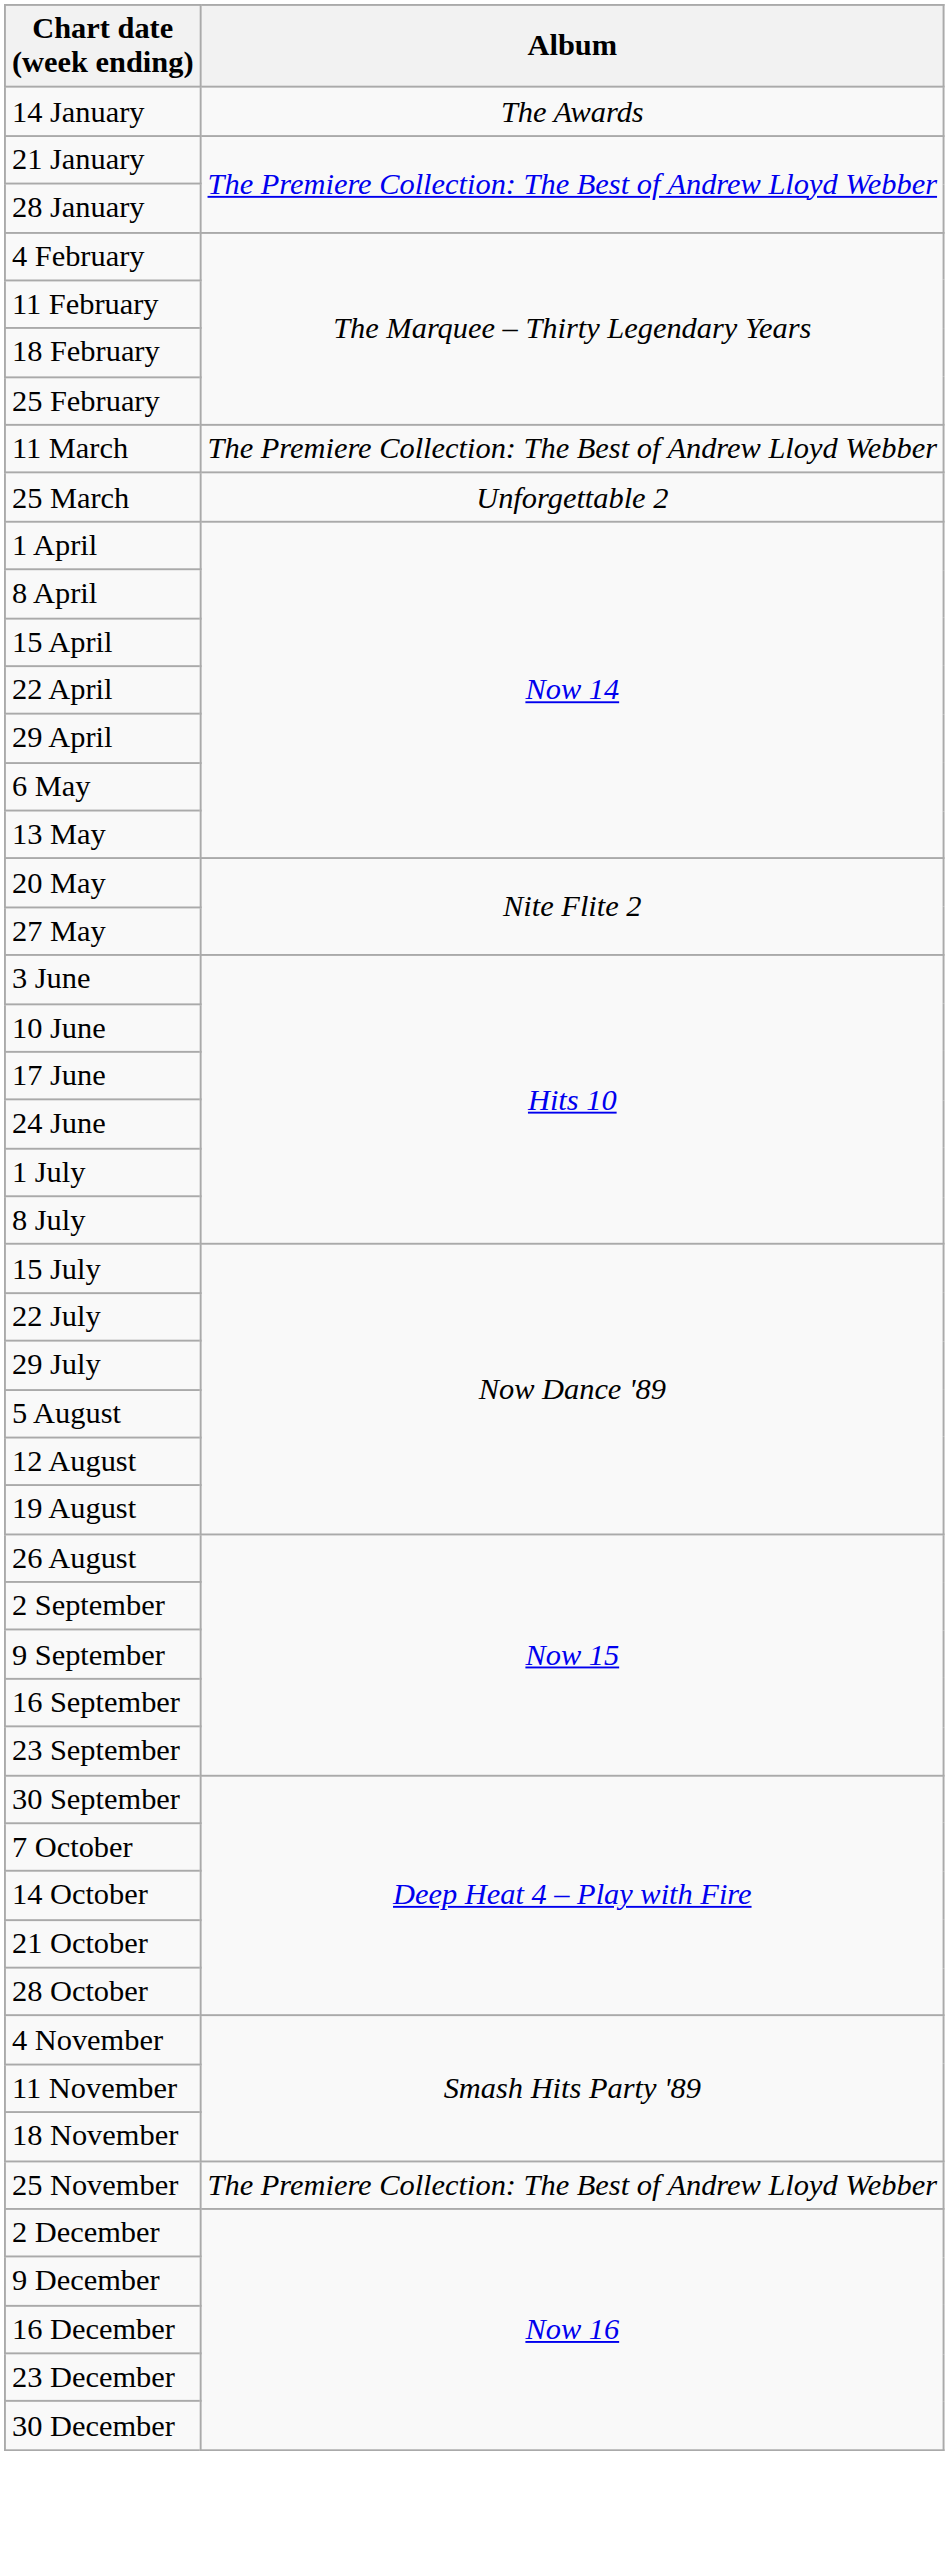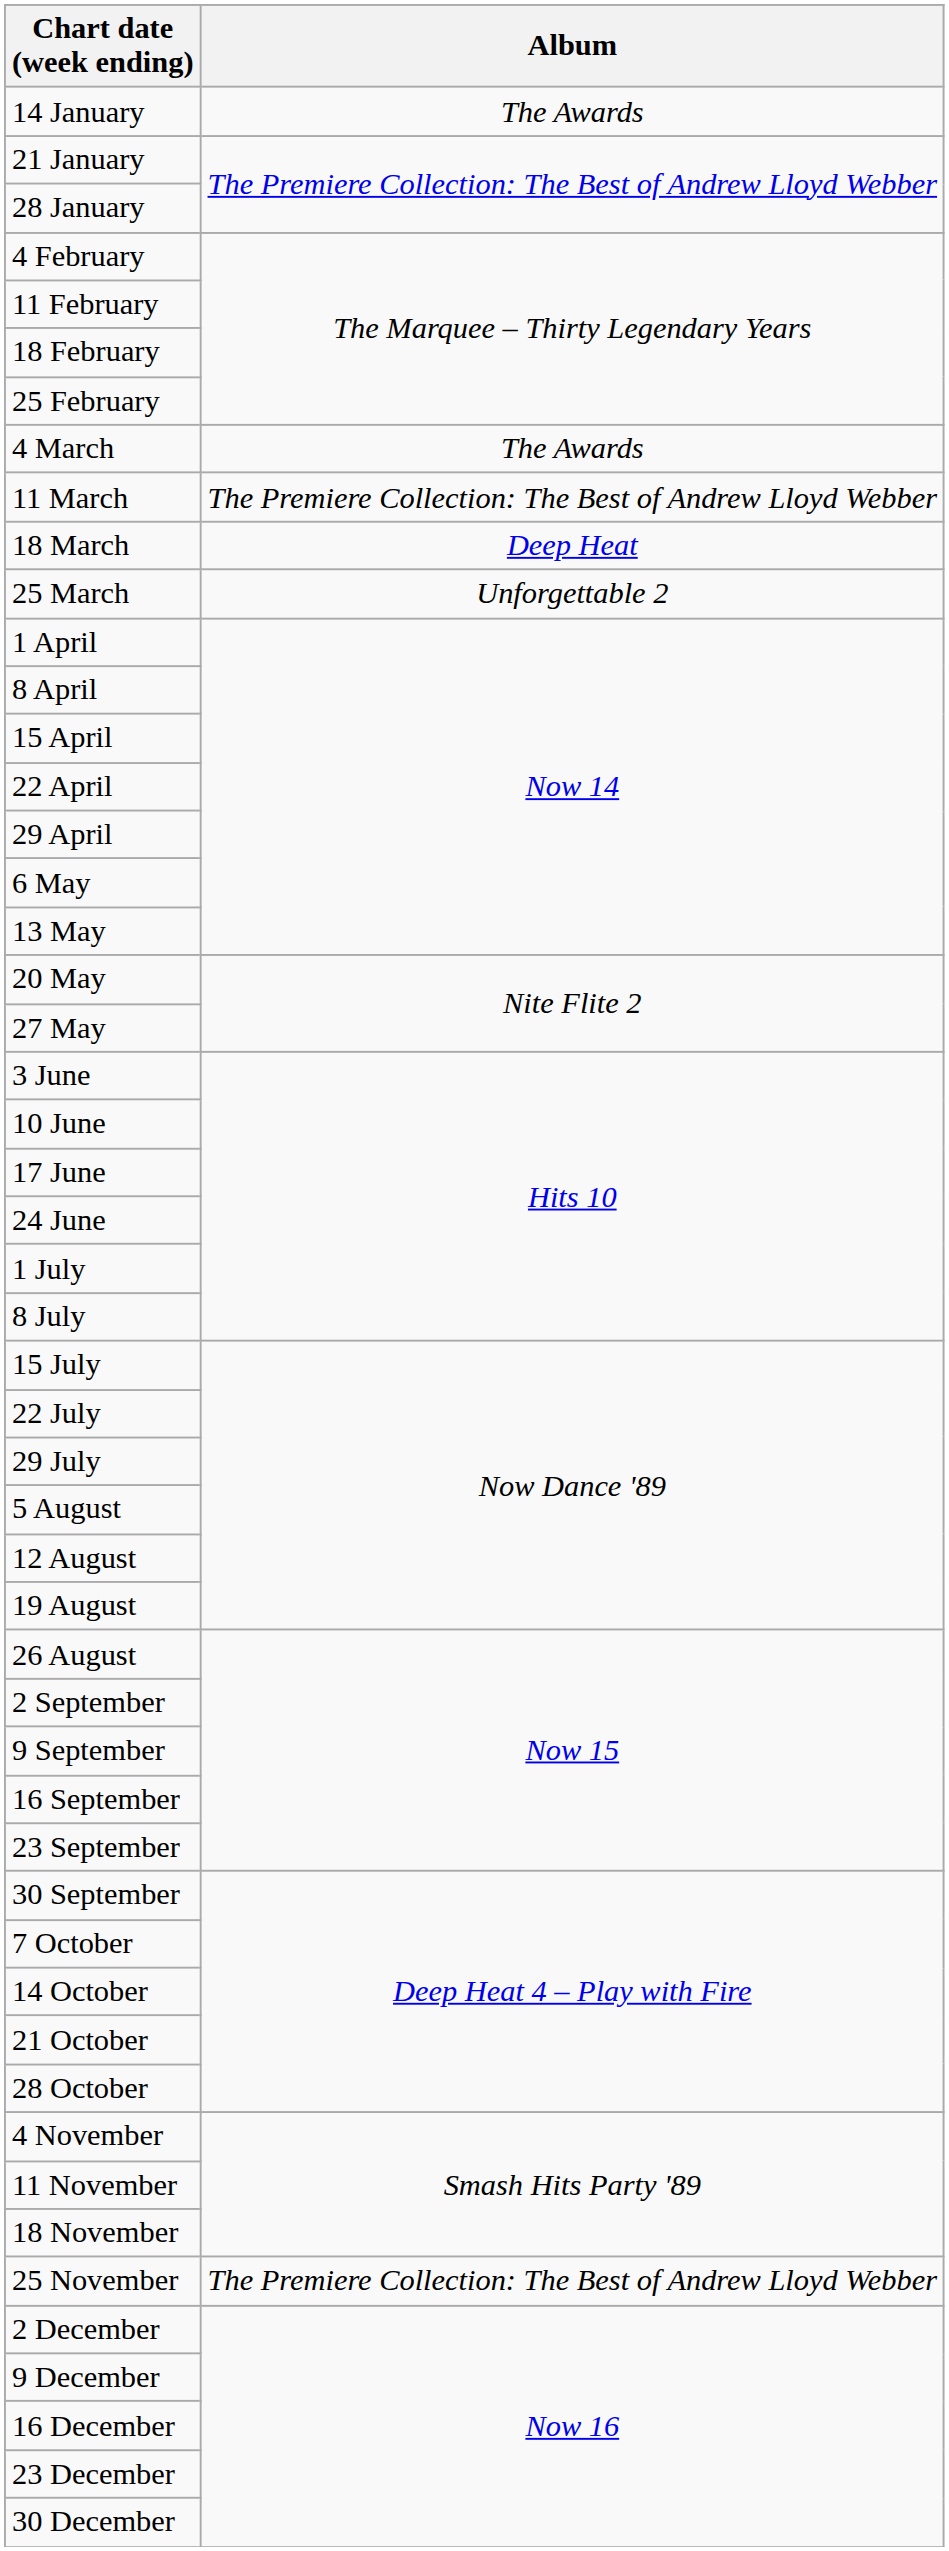+ row: (63, 448)
+ row: (71, 544)
